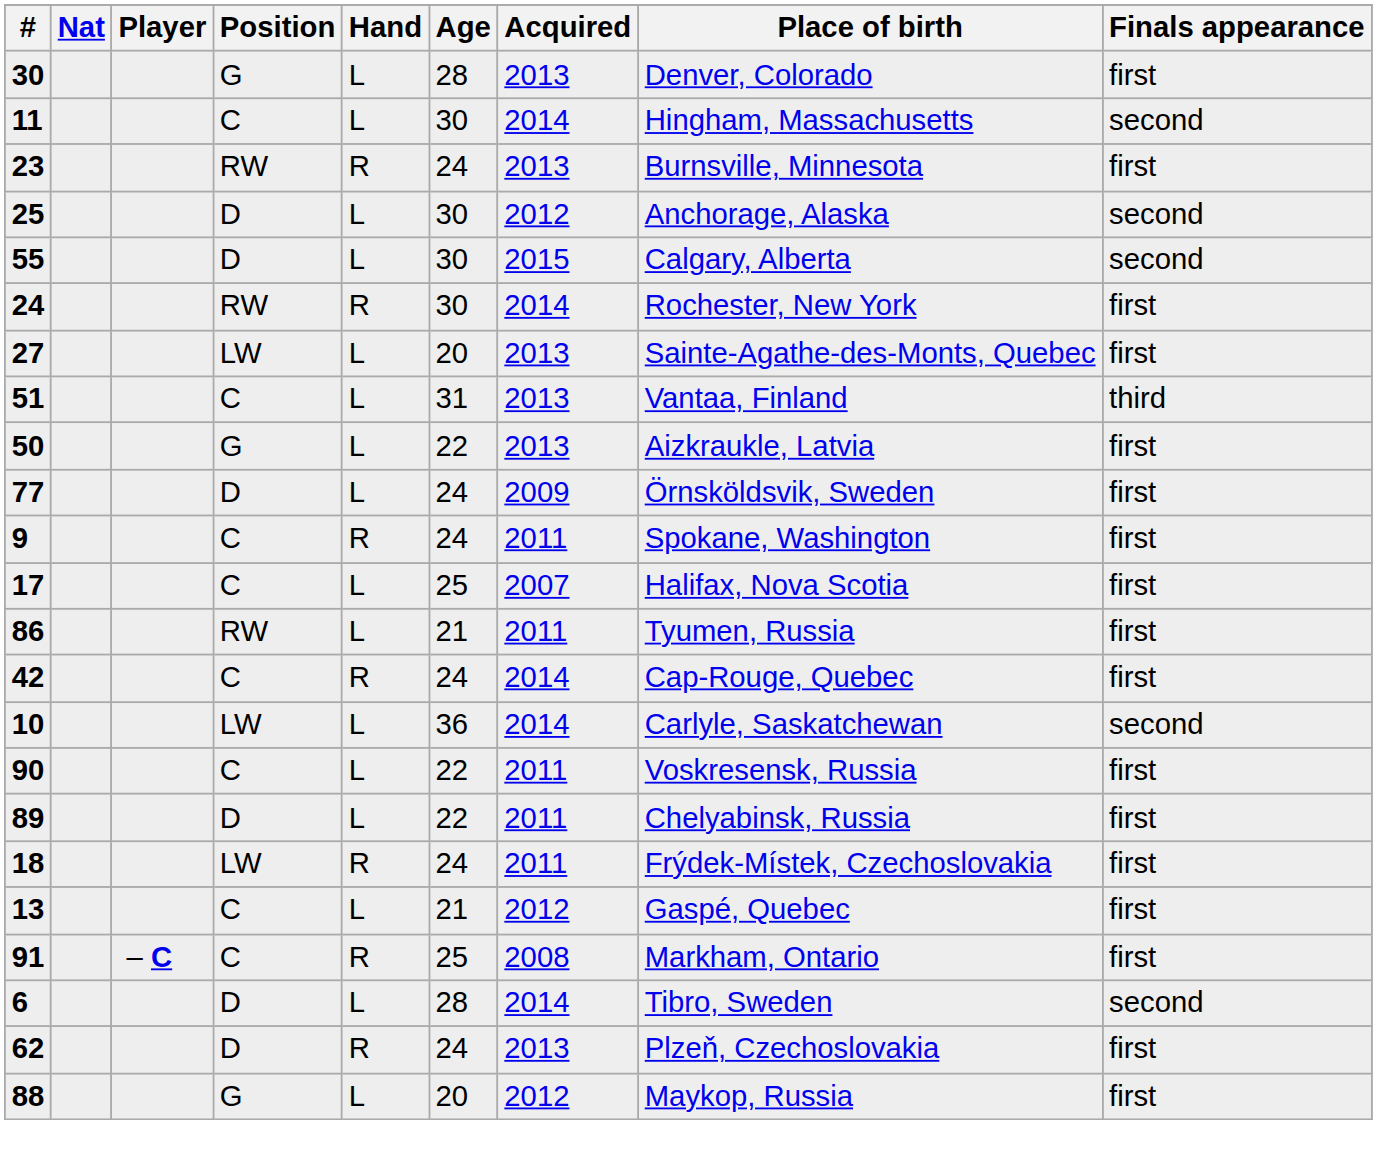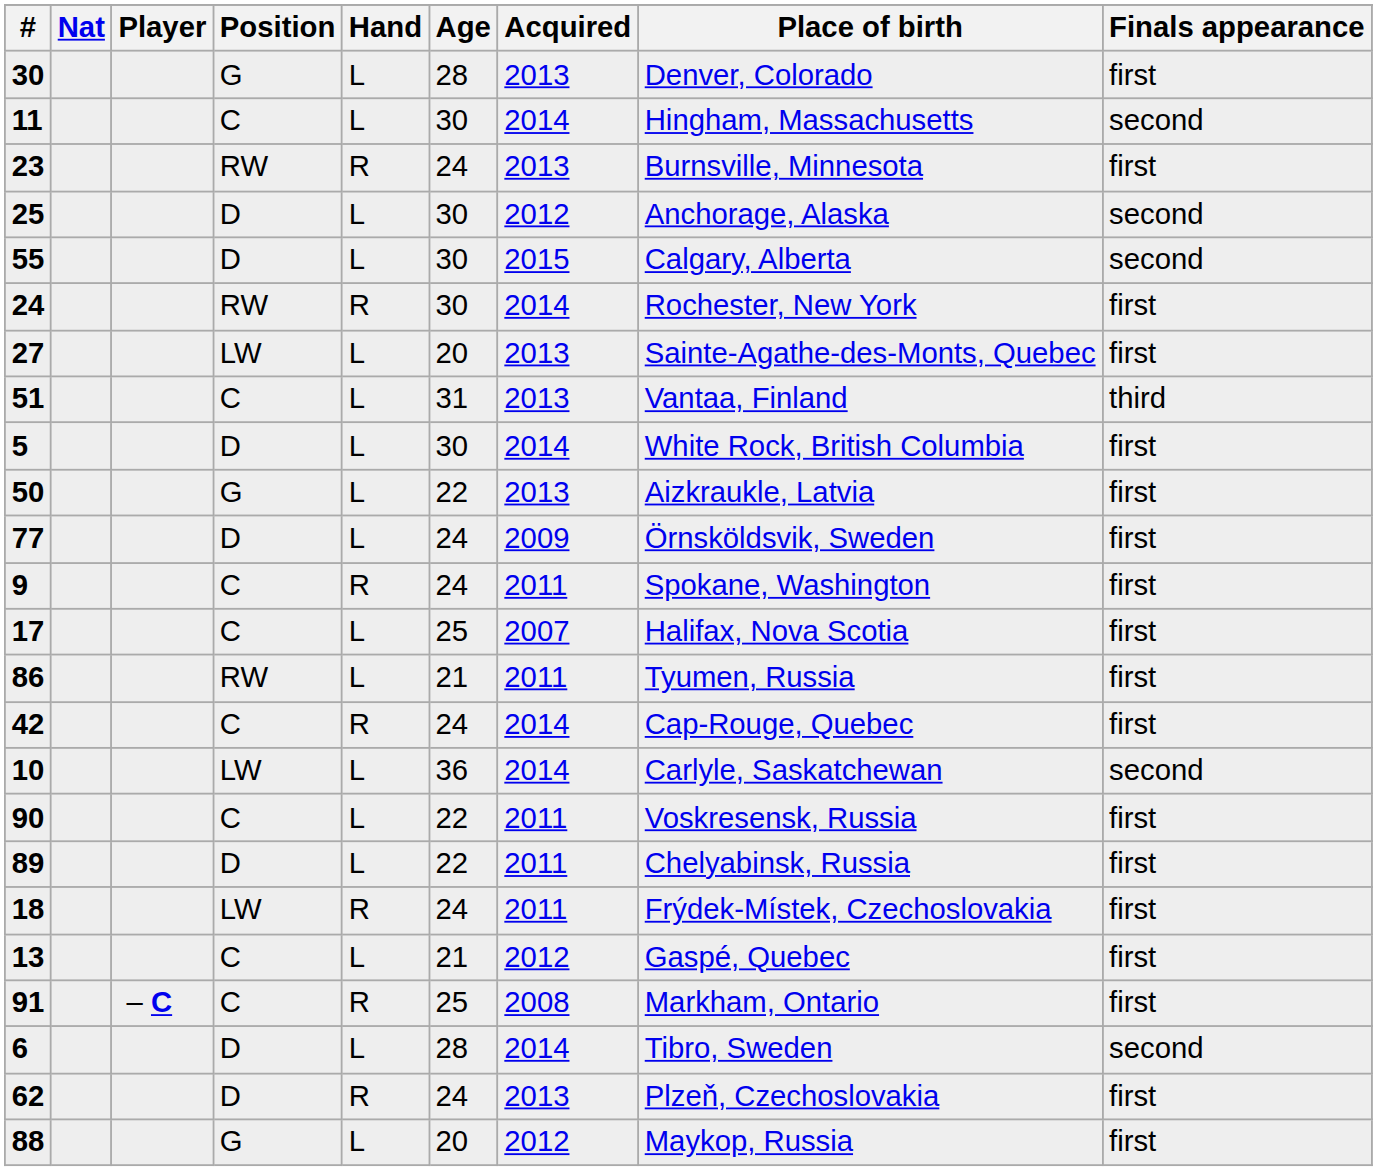+ row: (20, 445)
